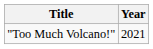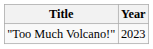(133, 33) 2021 -> (133, 33) 2023
